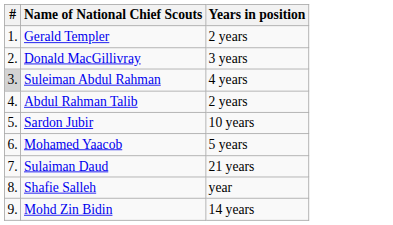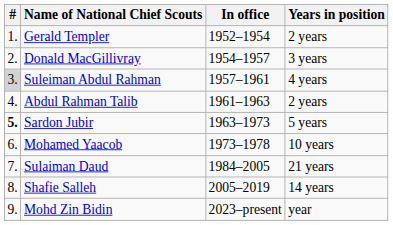+ column: (245, 15)
(13, 123) normal -> (13, 123) bold
(231, 123) 10 years -> (308, 123) 5 years
(228, 144) 5 years -> (311, 144) 10 years
(220, 187) year -> (311, 187) 14 years
(231, 209) 14 years -> (300, 209) year
